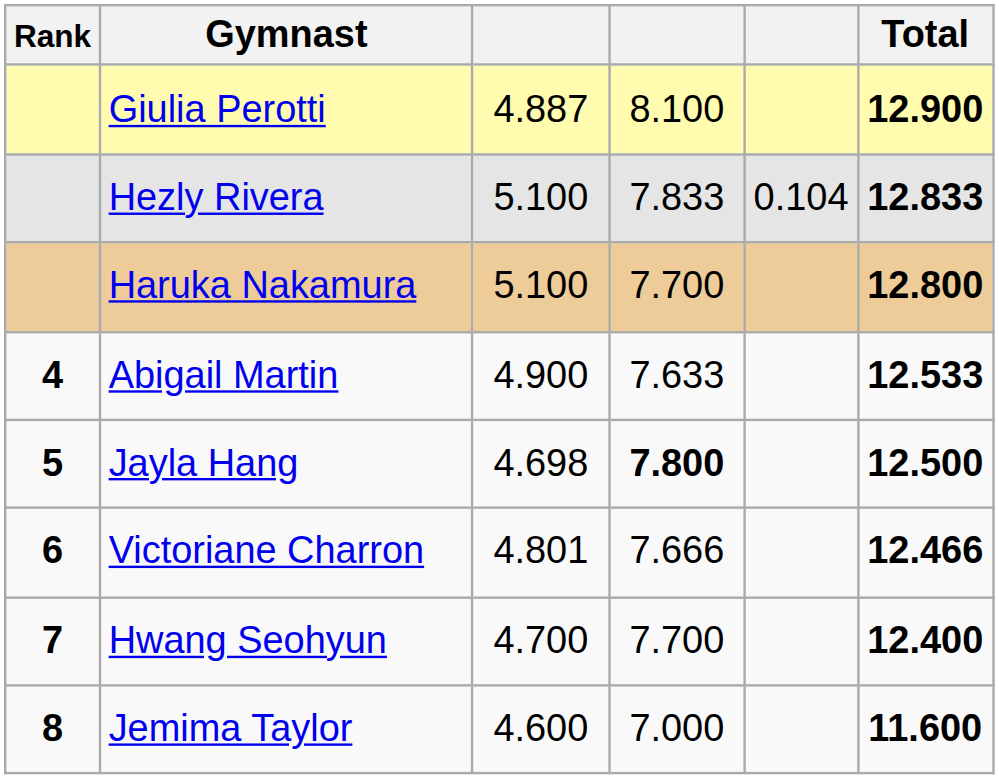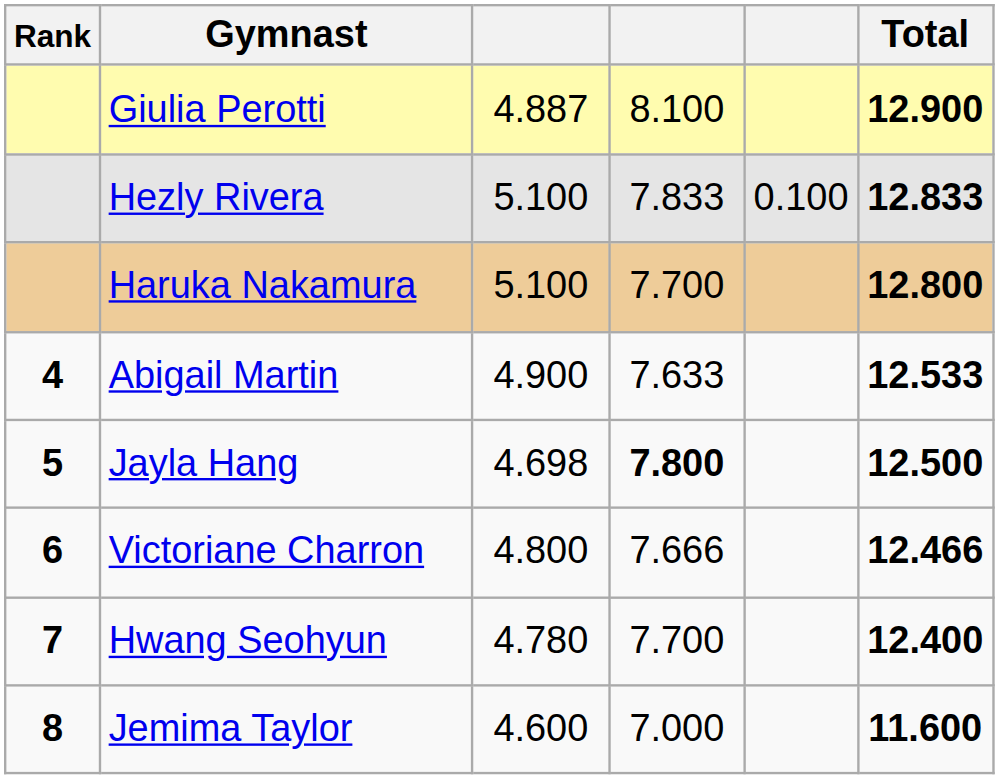(801, 197) 0.104 -> (801, 197) 0.100
(541, 551) 4.801 -> (541, 551) 4.800
(541, 640) 4.700 -> (541, 640) 4.780
